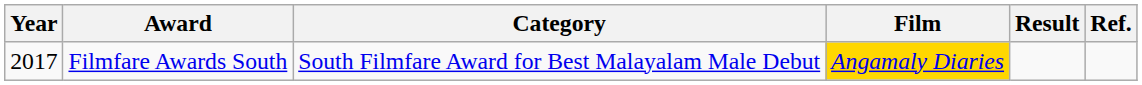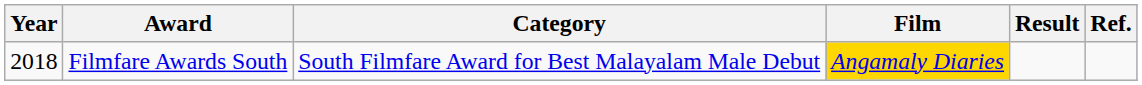(34, 60) 2017 -> (34, 60) 2018
